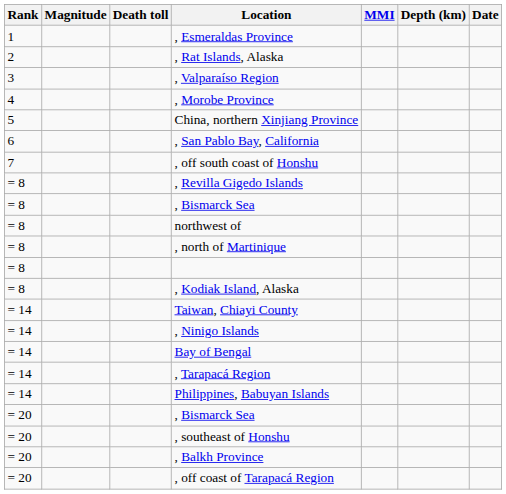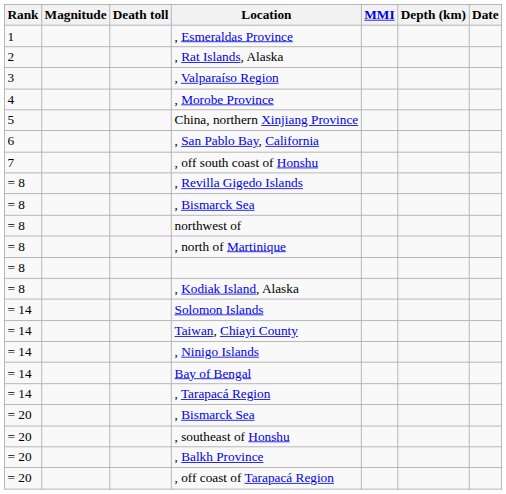+ row: (20, 309)
- row: (20, 394)
